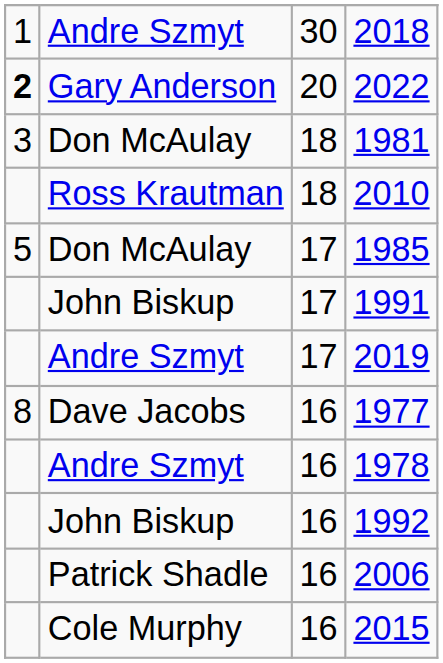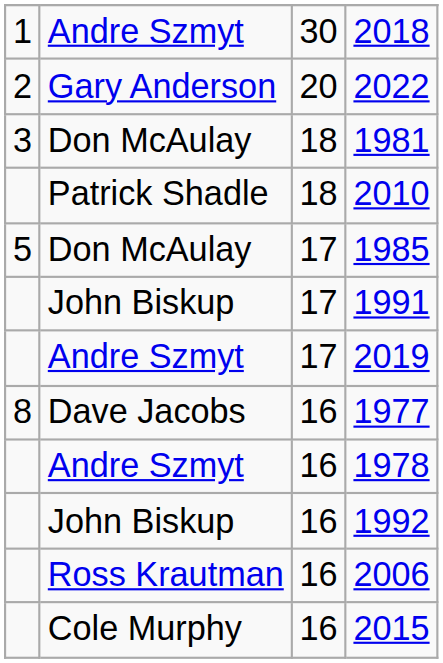(22, 85) bold -> (22, 85) normal
(166, 194) Ross Krautman -> (158, 194) Patrick Shadle
(158, 574) Patrick Shadle -> (166, 574) Ross Krautman
